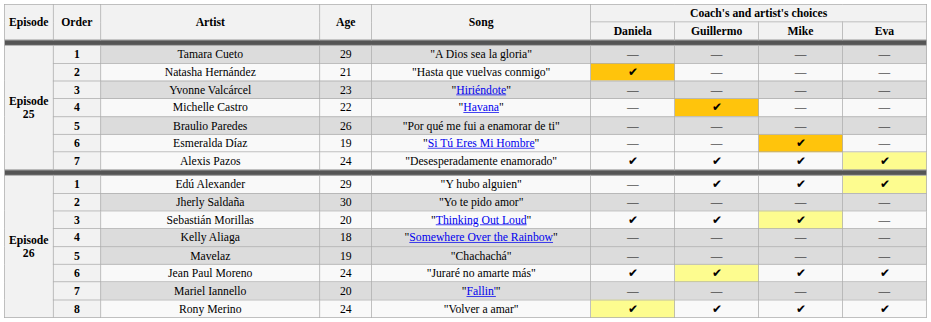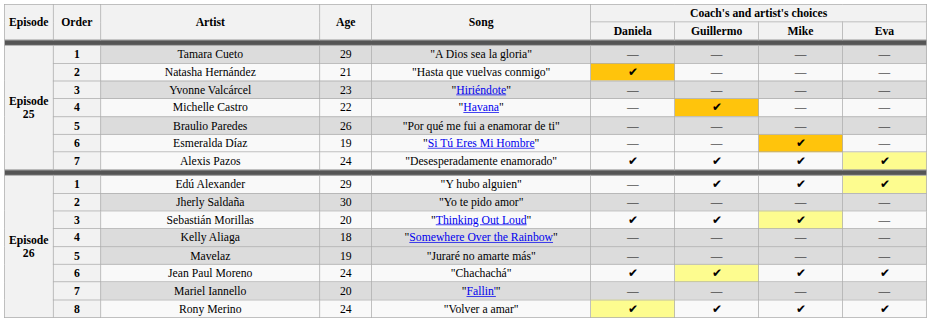(481, 255) "Chachachá" -> (481, 255) "Juraré no amarte más"
(481, 273) "Juraré no amarte más" -> (481, 273) "Chachachá"
